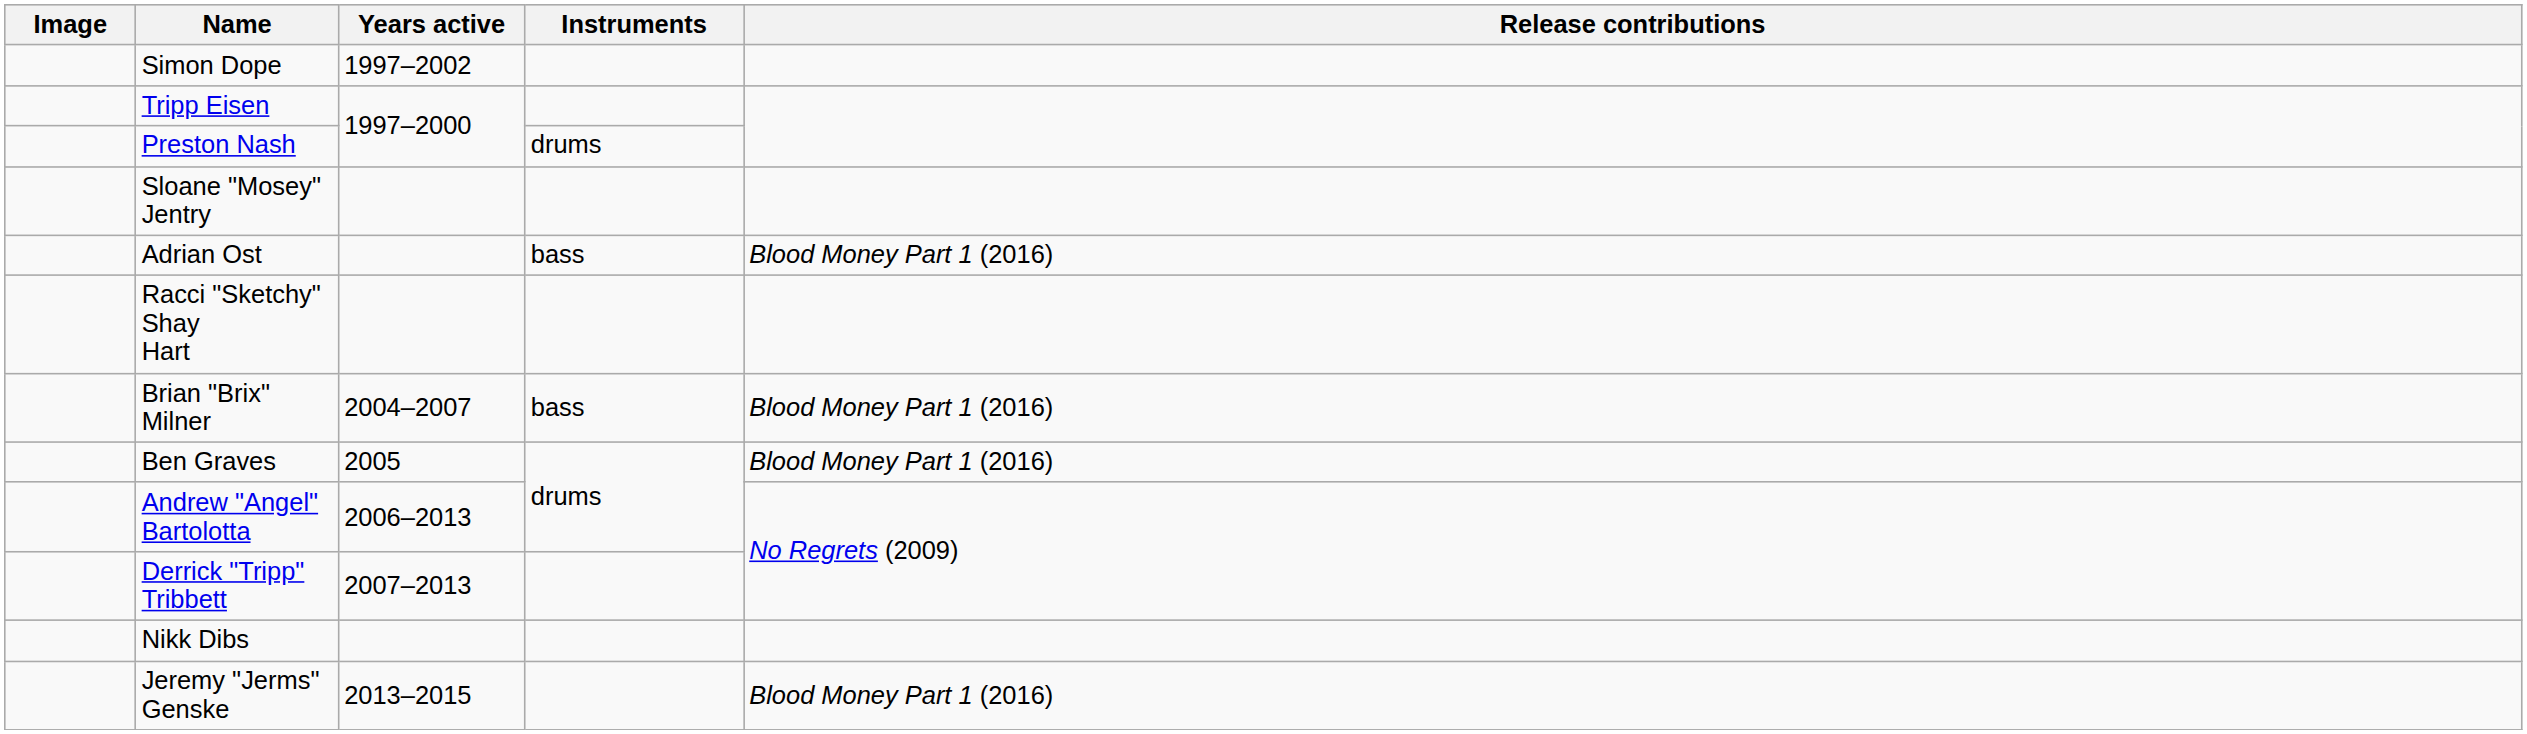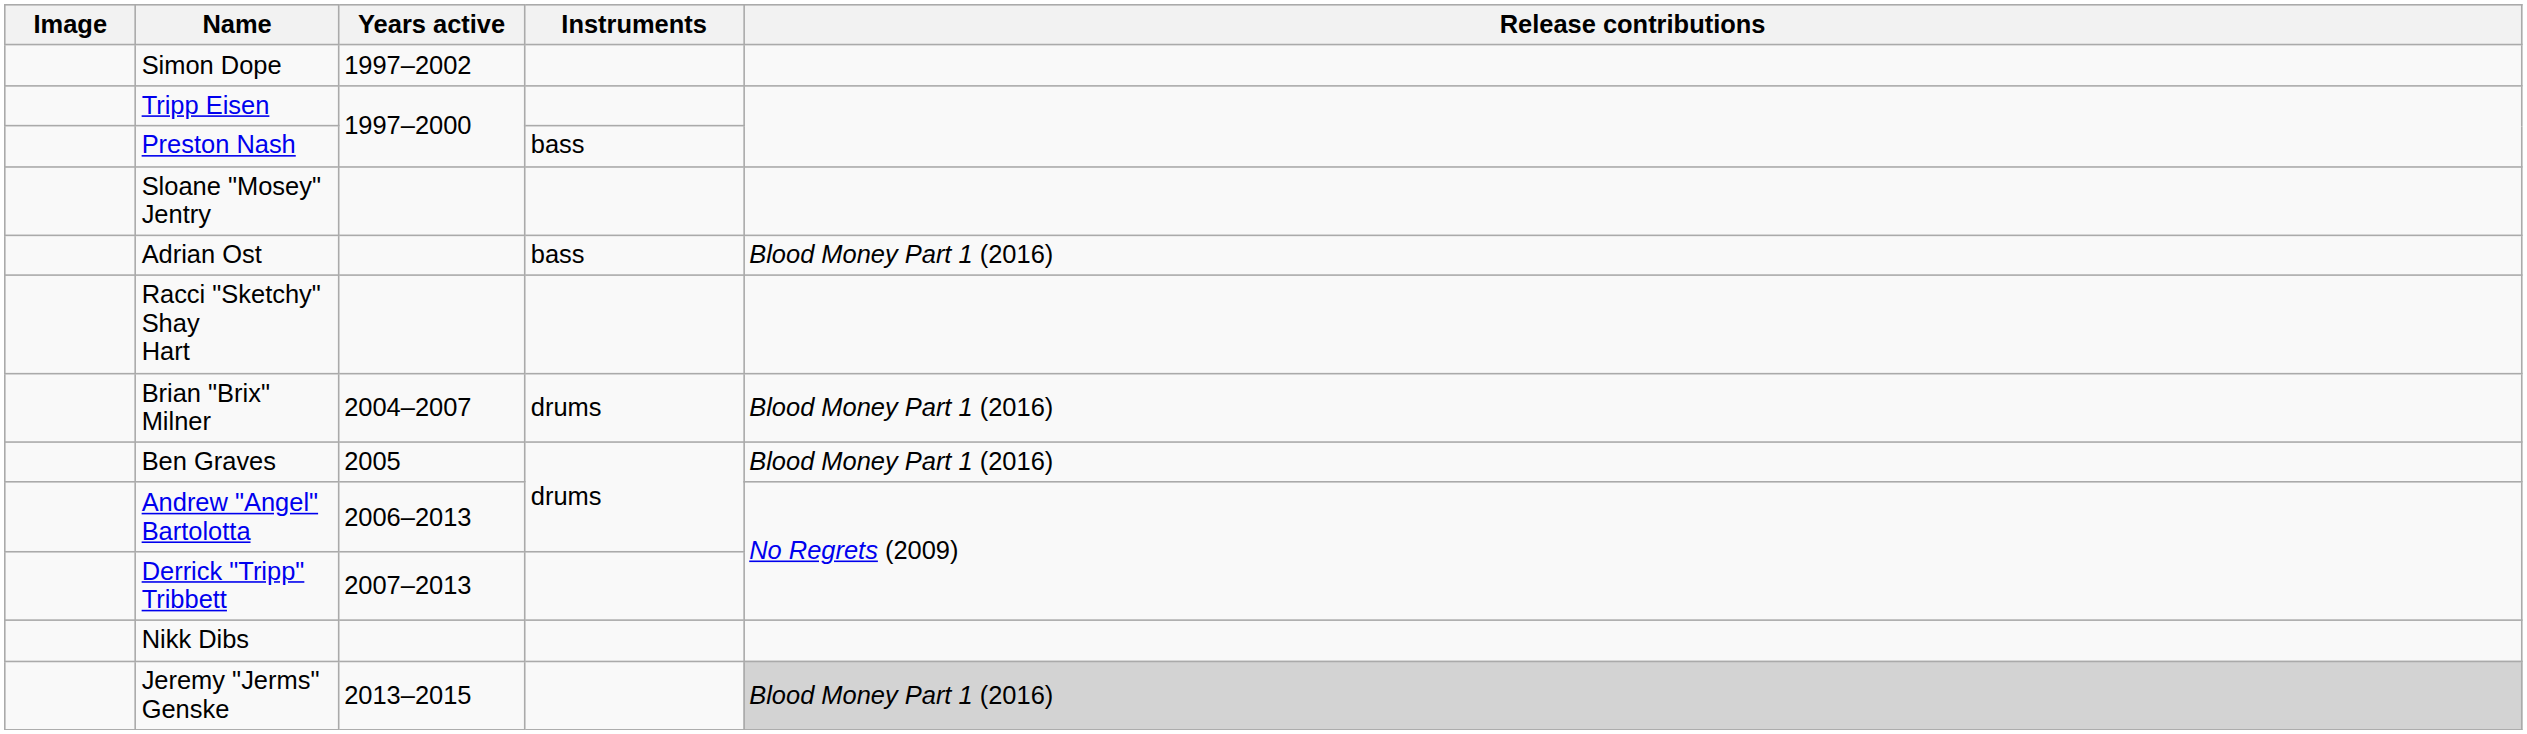(566, 145) drums -> (558, 145) bass
(558, 407) bass -> (566, 407) drums
(901, 694) no background -> (901, 694) lightgrey background
